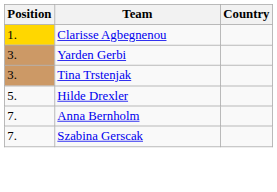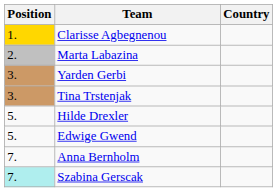+ row: (98, 55)
+ row: (97, 136)
(12, 136) no background -> (12, 177) paleturquoise background
